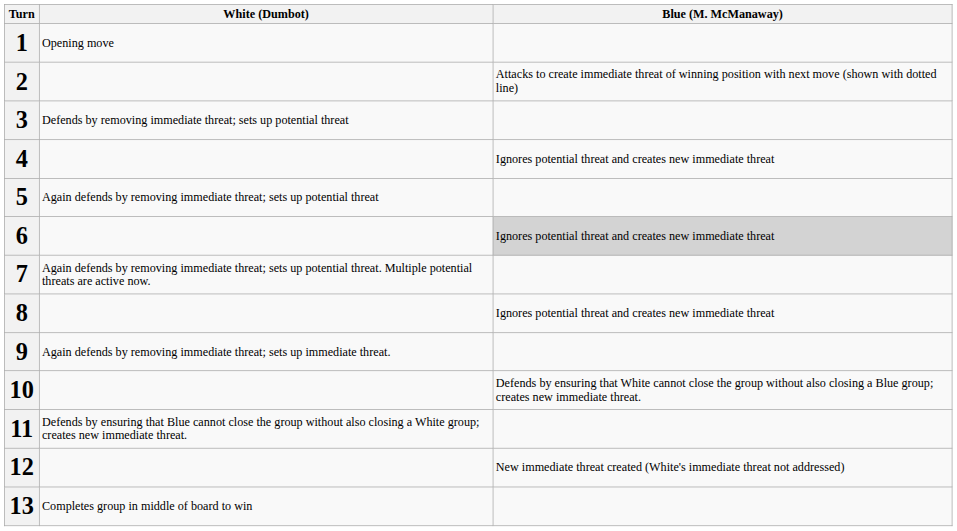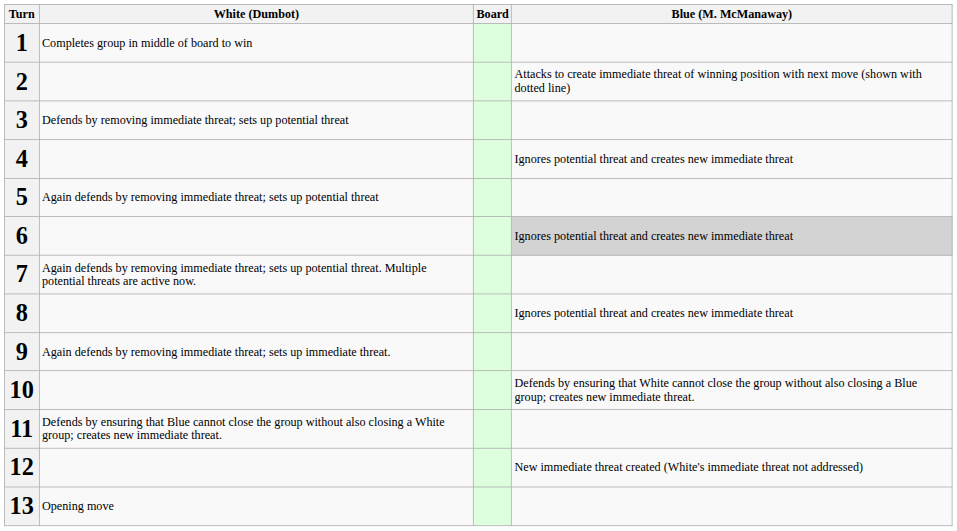+ column: (493, 14)
(78, 43) Opening move -> (147, 43) Completes group in middle of board to win
(147, 506) Completes group in middle of board to win -> (78, 506) Opening move
